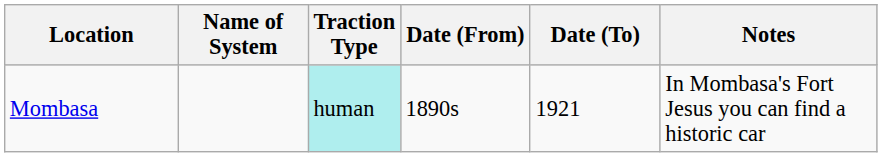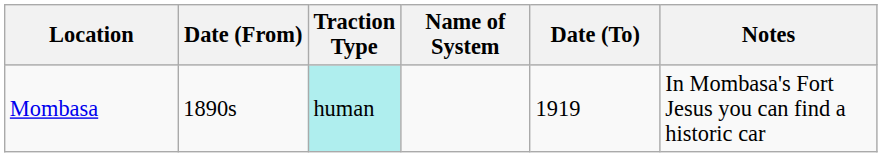columns swapped: (243, 34) <-> (465, 34)
(558, 108) 1921 -> (558, 108) 1919
